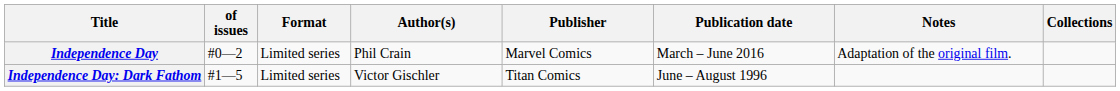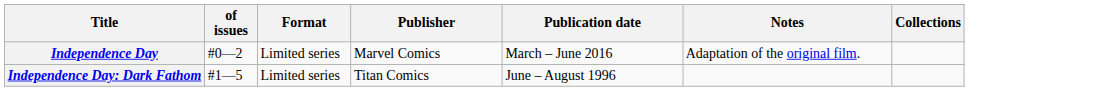- column: (426, 23)
